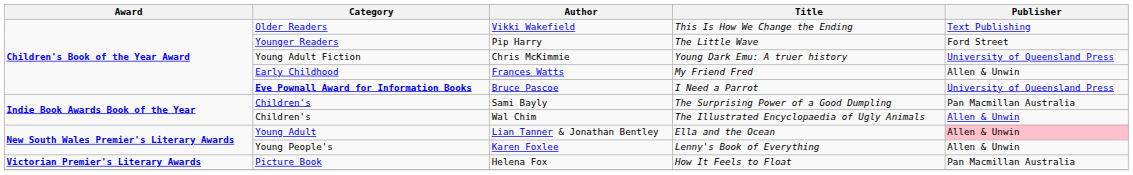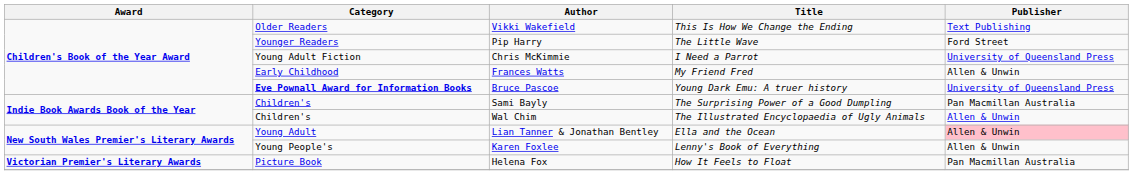(761, 57) Young Dark Emu: A truer history -> (717, 57) I Need a Parrot
(717, 87) I Need a Parrot -> (761, 87) Young Dark Emu: A truer history
